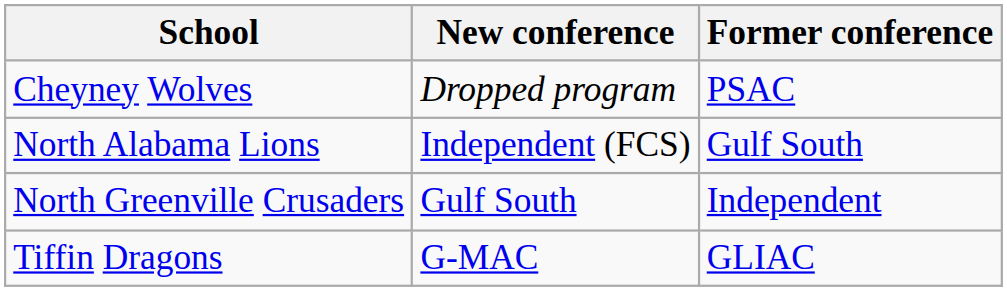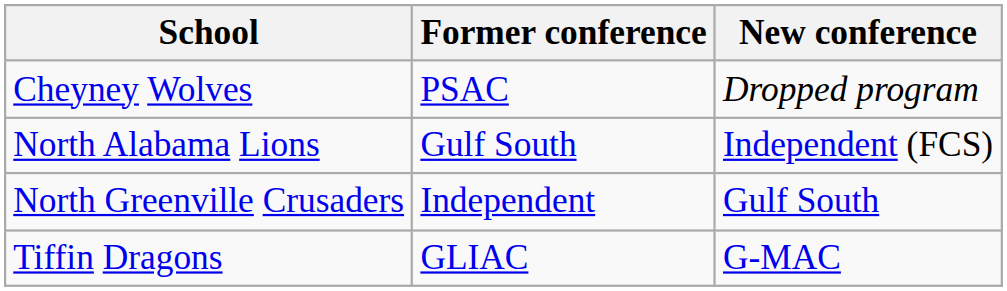columns swapped: (850, 32) <-> (555, 32)
